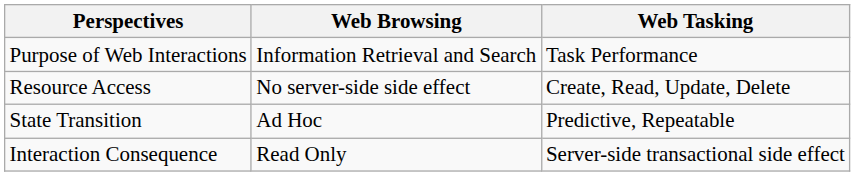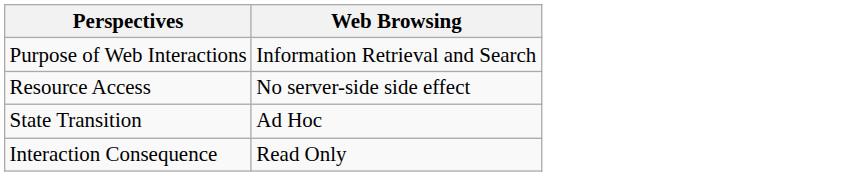- column: (695, 21)
